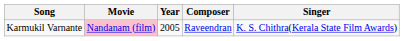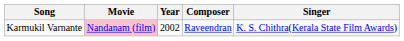(170, 28) 2005 -> (170, 28) 2002
